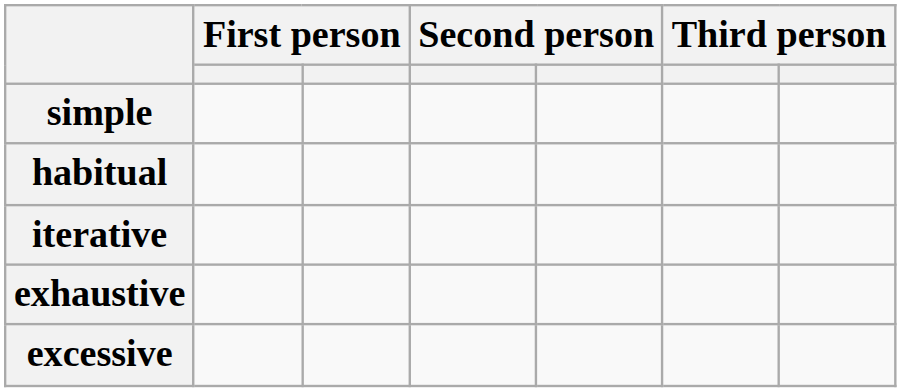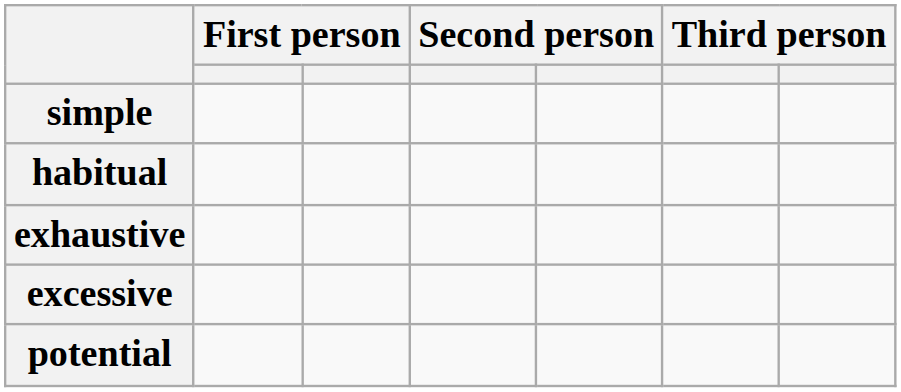- row: (100, 233)
+ row: (100, 354)
